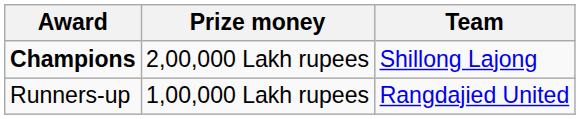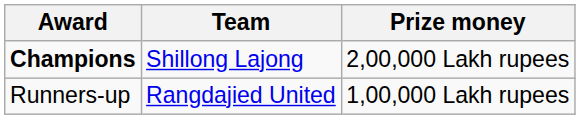columns swapped: (474, 22) <-> (258, 22)
